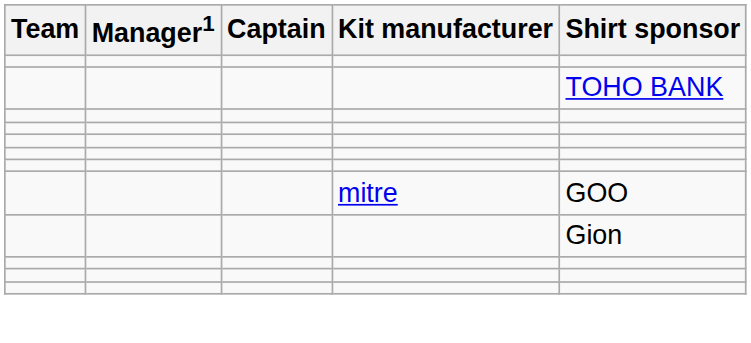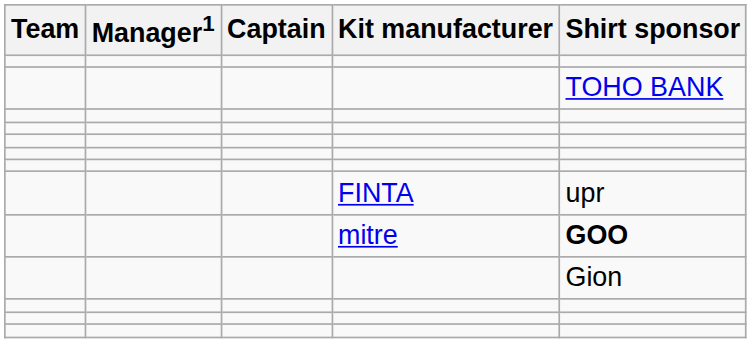+ row: (45, 193)
(597, 192) normal -> (597, 235) bold
